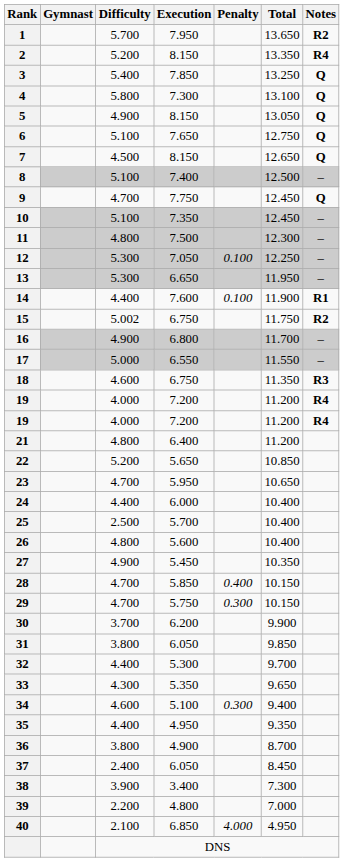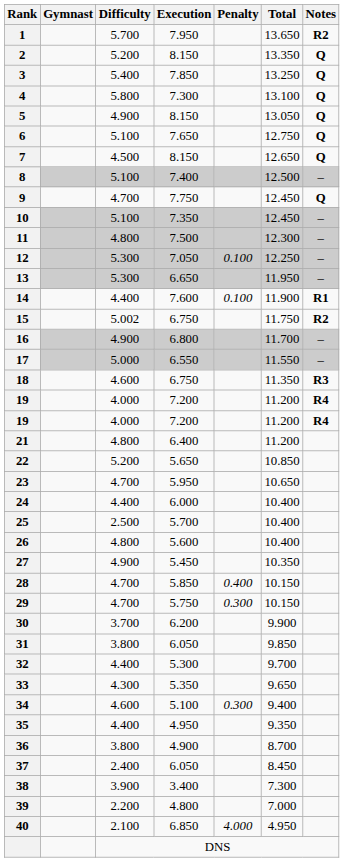(321, 55) R4 -> (321, 55) Q
